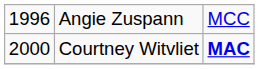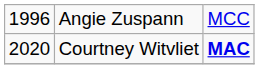(30, 48) 2000 -> (30, 48) 2020
